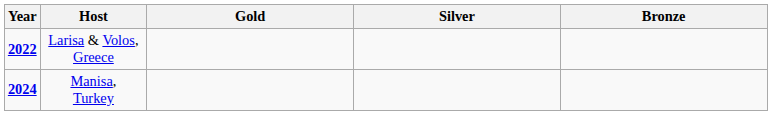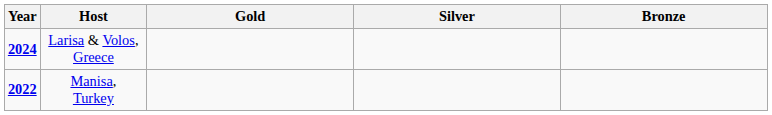(22, 49) 2022 -> (22, 49) 2024
(22, 89) 2024 -> (22, 89) 2022
